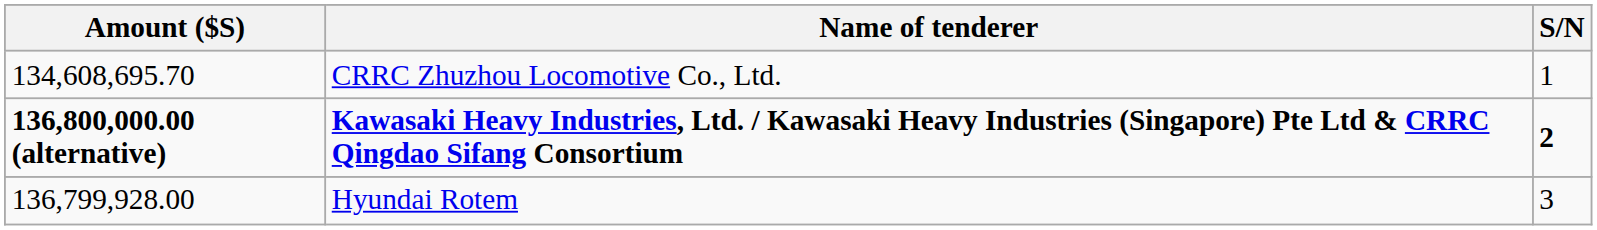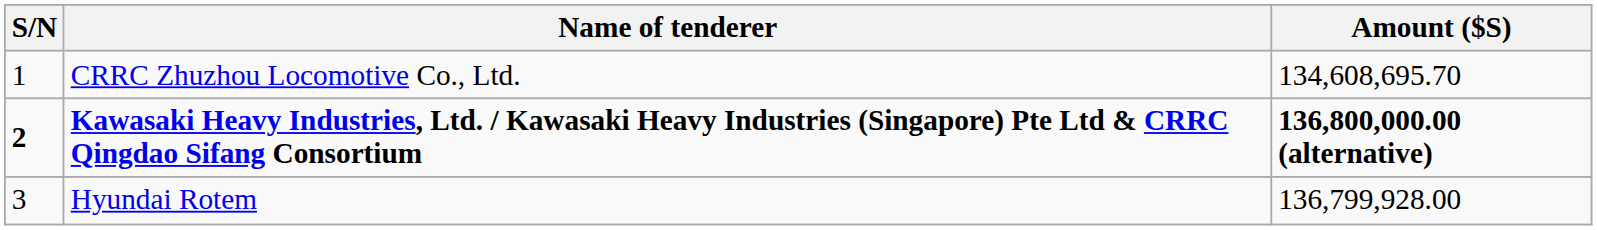columns swapped: (1562, 27) <-> (165, 27)
